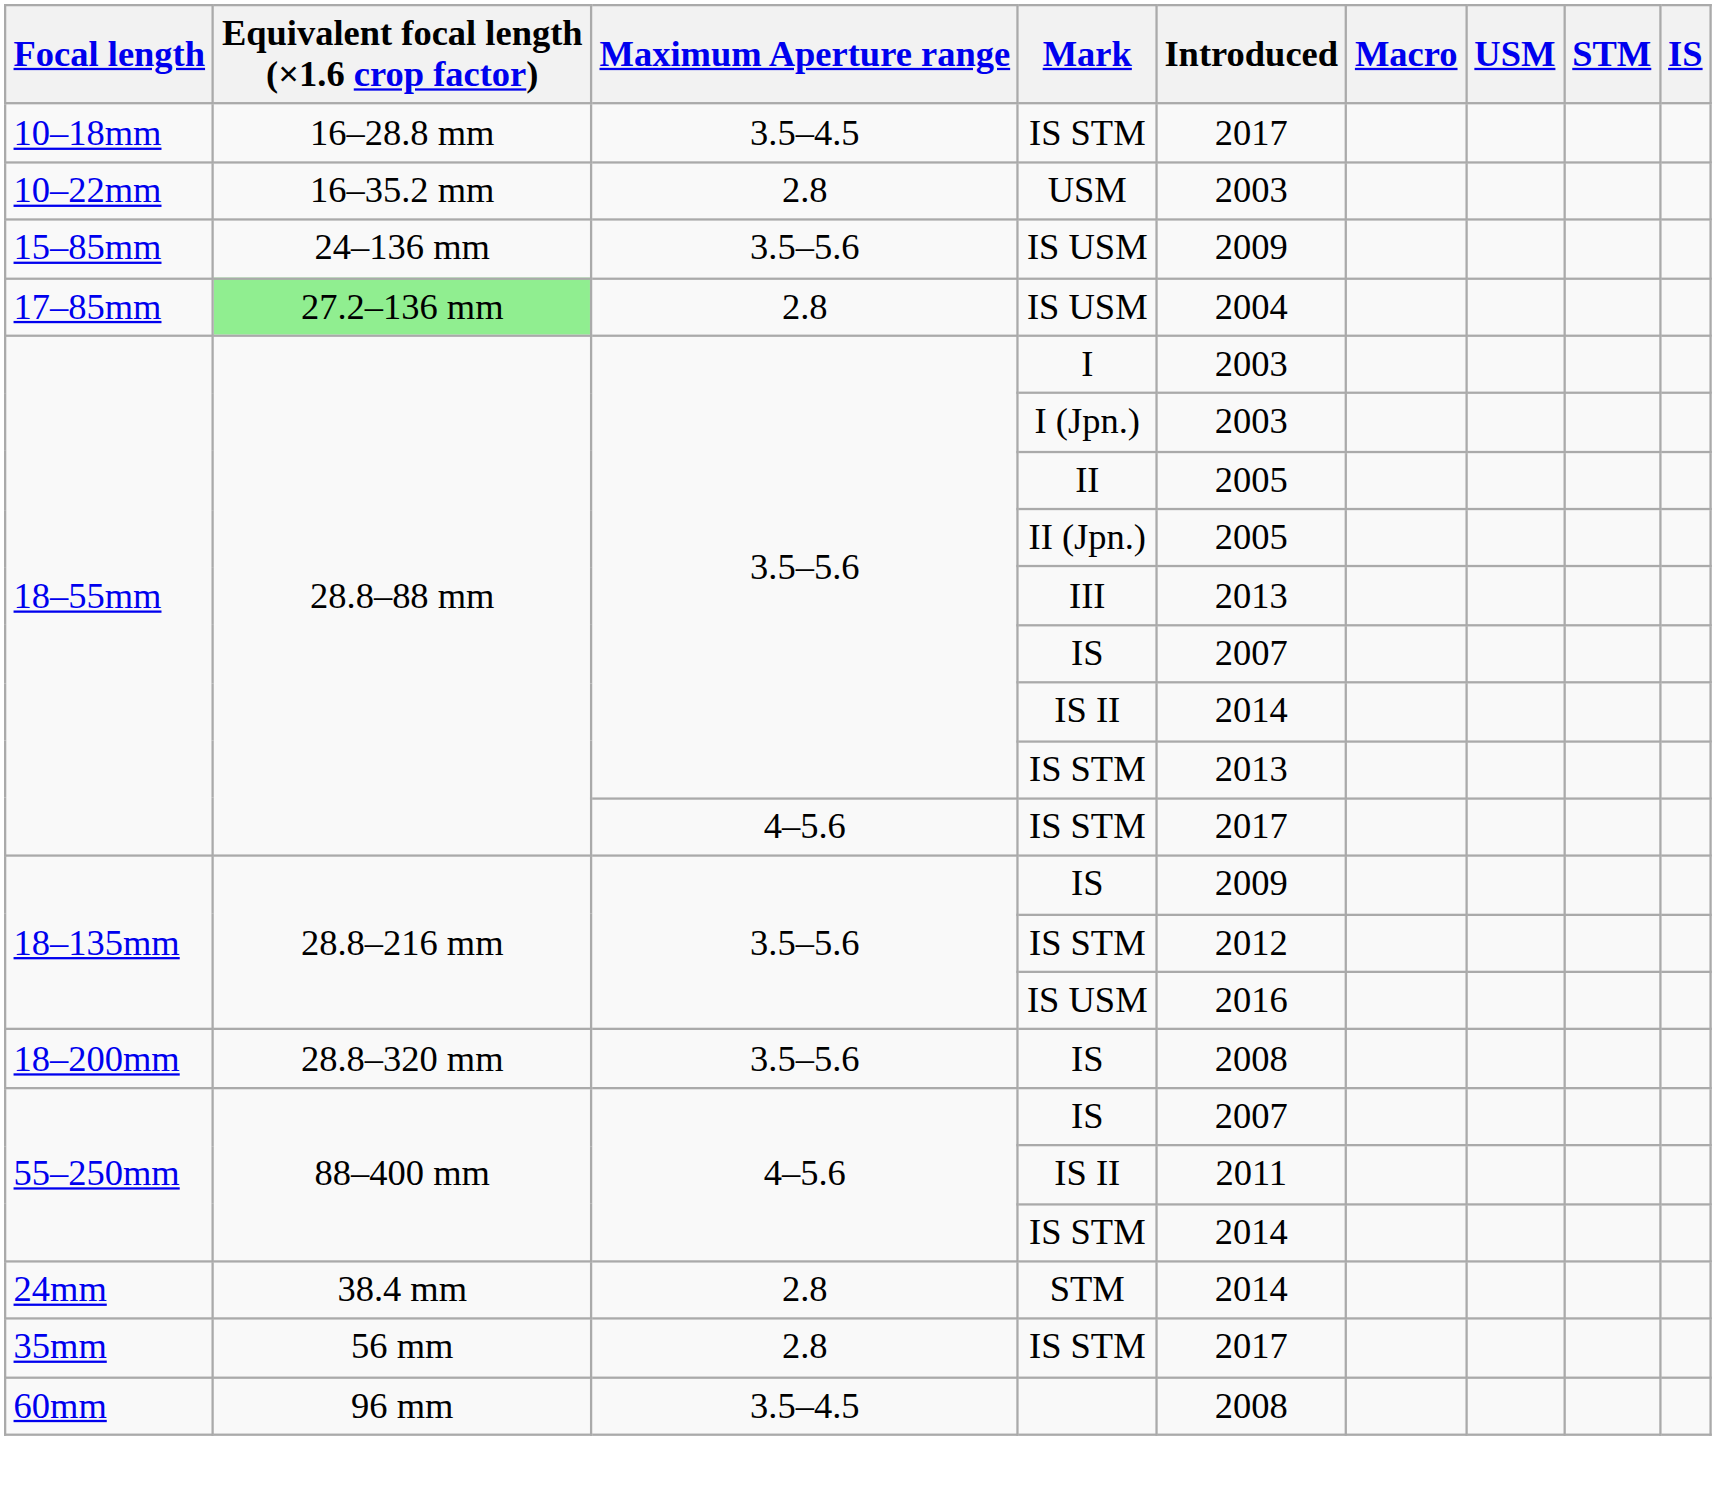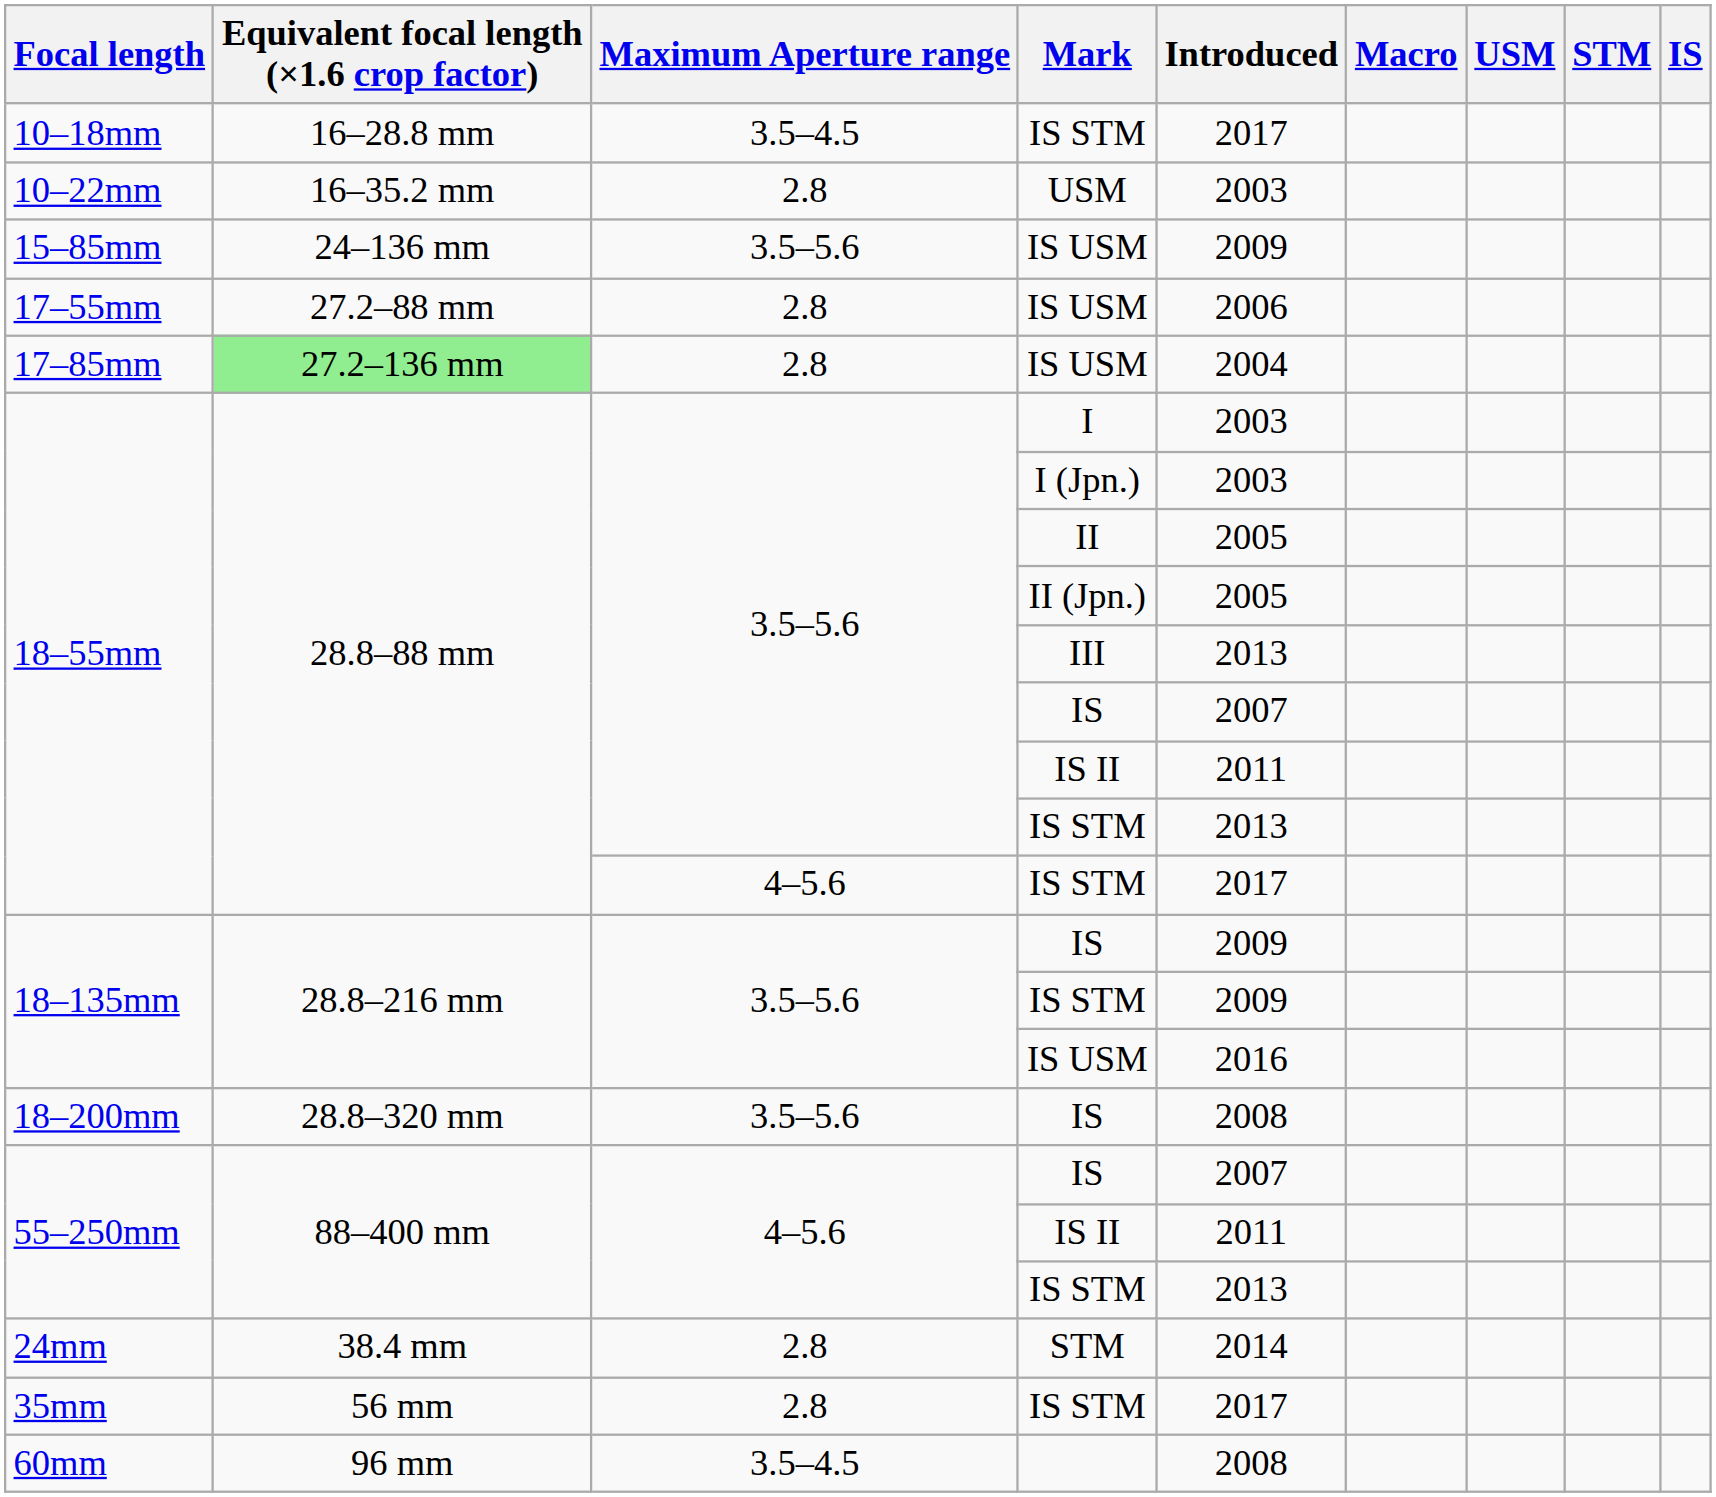+ row: (88, 305)
(1251, 710) 2014 -> (1251, 768) 2011
(1251, 942) 2012 -> (1251, 1000) 2009
(1251, 1231) 2014 -> (1251, 1289) 2013
